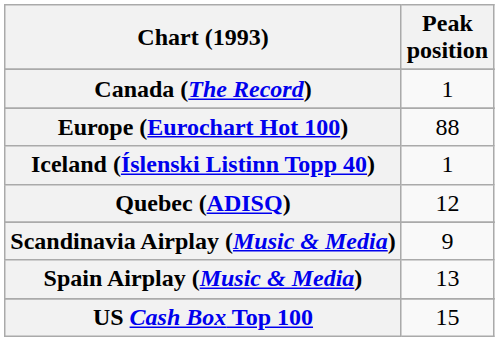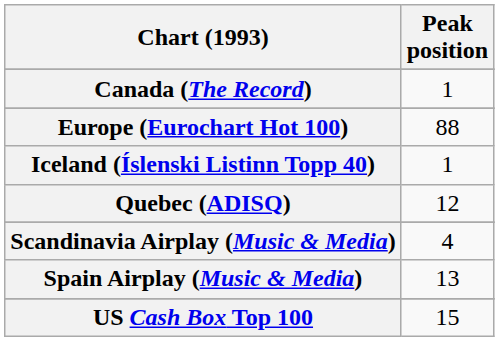(447, 240) 9 -> (447, 240) 4
